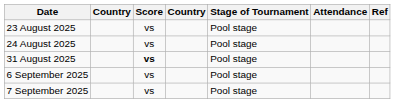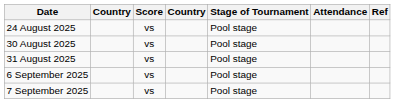- row: (41, 28)
+ row: (41, 43)
(149, 59) bold -> (149, 59) normal
